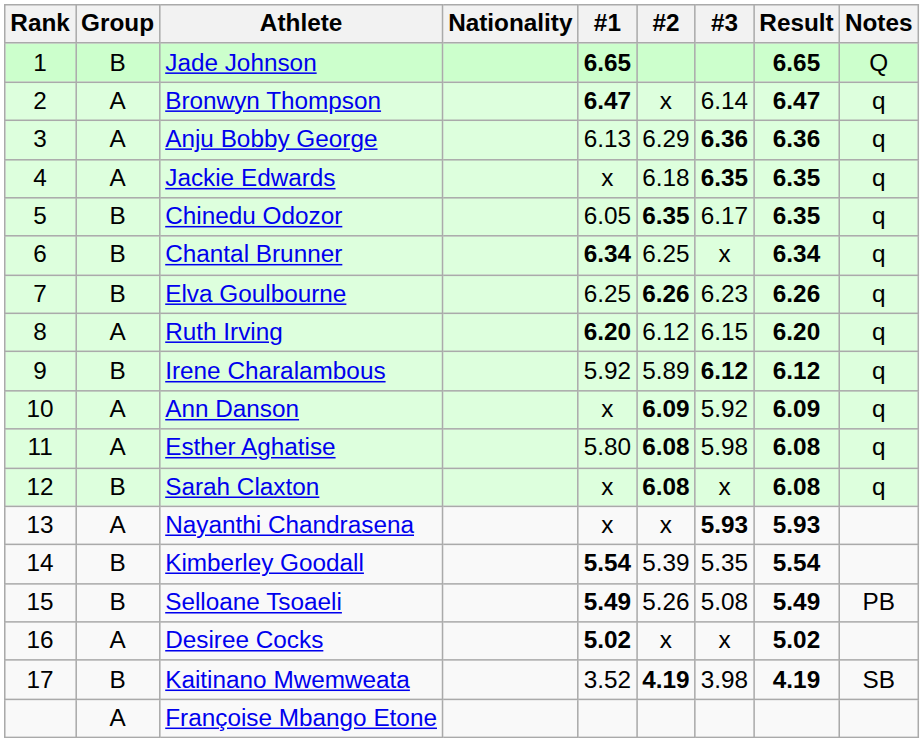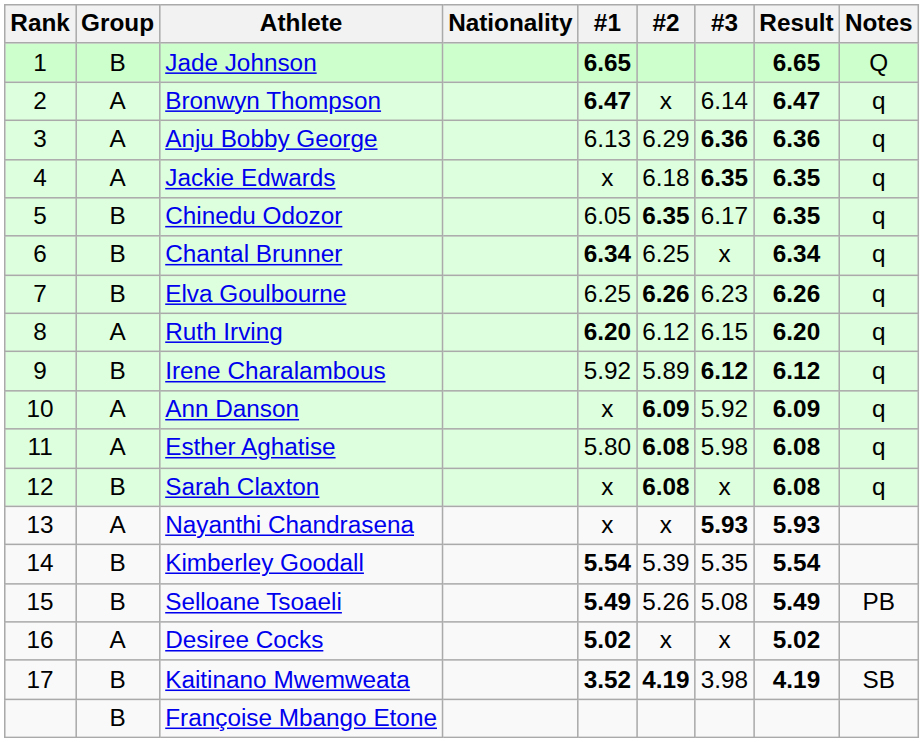(607, 679) normal -> (607, 679) bold
(118, 718) A -> (118, 718) B
